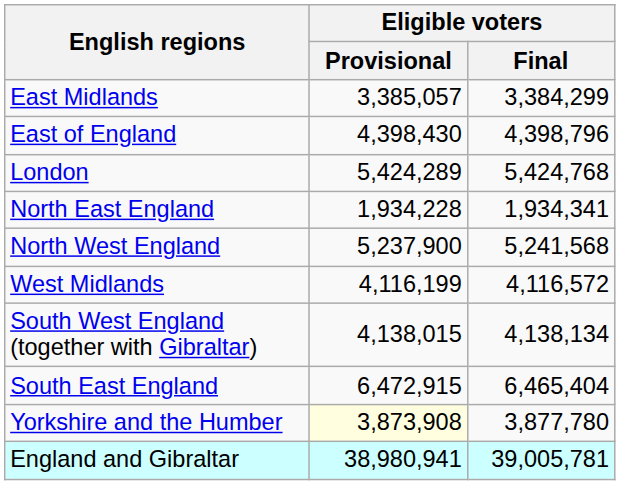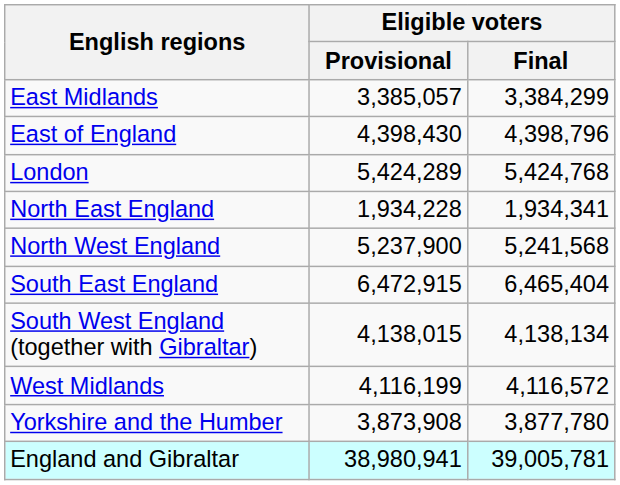rows swapped: (114, 385) <-> (87, 284)
(409, 422) lightyellow background -> (409, 422) no background
